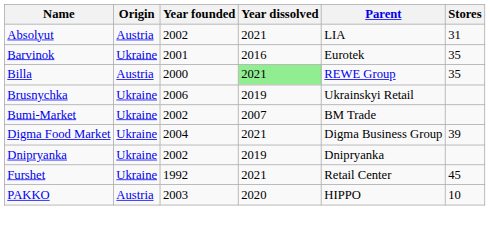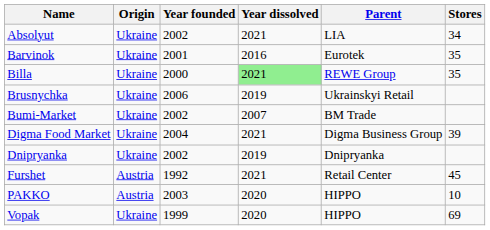(135, 34) Austria -> (137, 34) Ukraine
(454, 34) 31 -> (454, 34) 34
(135, 74) Austria -> (137, 74) Ukraine
(137, 174) Ukraine -> (135, 174) Austria
+ row: (23, 214)
